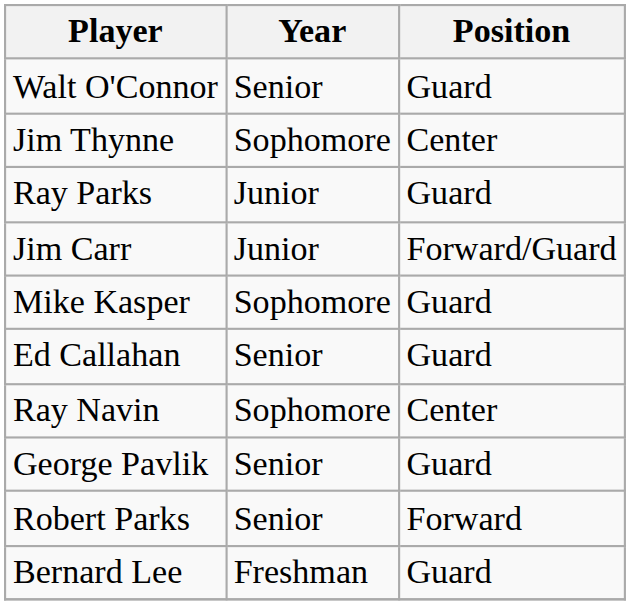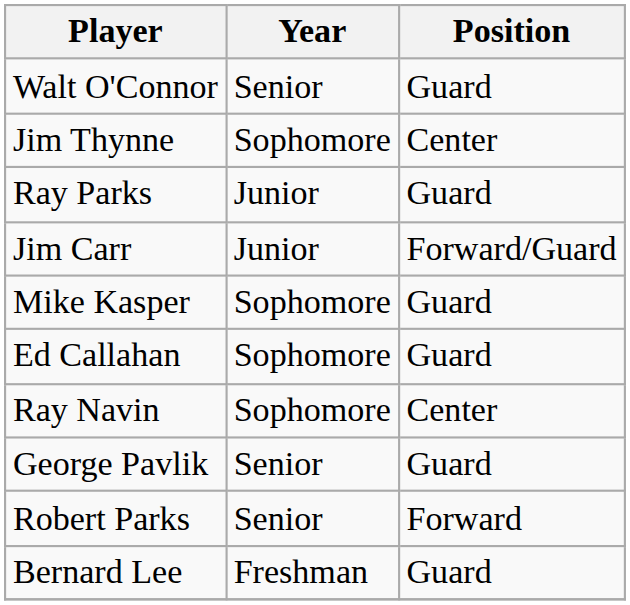(278, 355) Senior -> (312, 355) Sophomore
